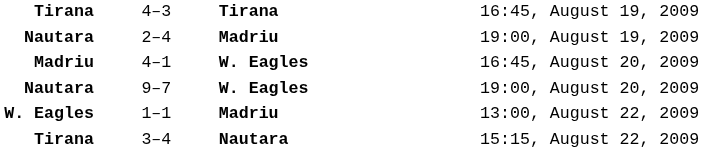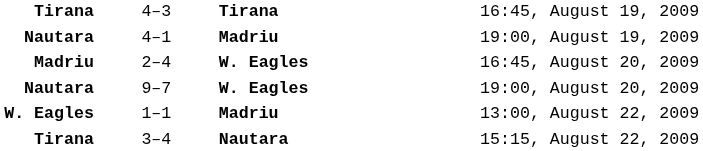(156, 37) 2–4 -> (156, 37) 4–1
(156, 63) 4–1 -> (156, 63) 2–4
